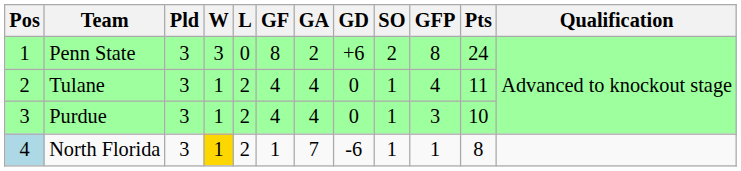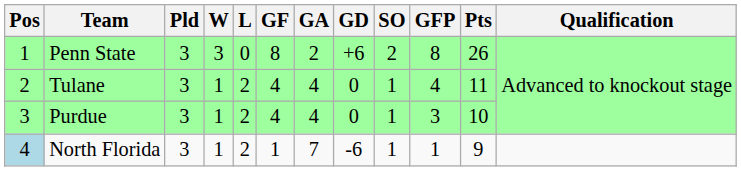(478, 52) 24 -> (478, 52) 26
(219, 149) gold background -> (219, 149) no background
(478, 149) 8 -> (478, 149) 9
